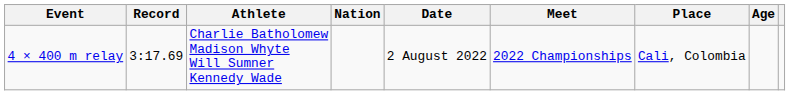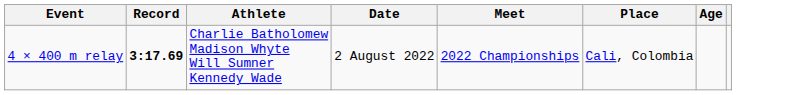- column: (357, 15)
(156, 58) normal -> (156, 58) bold
